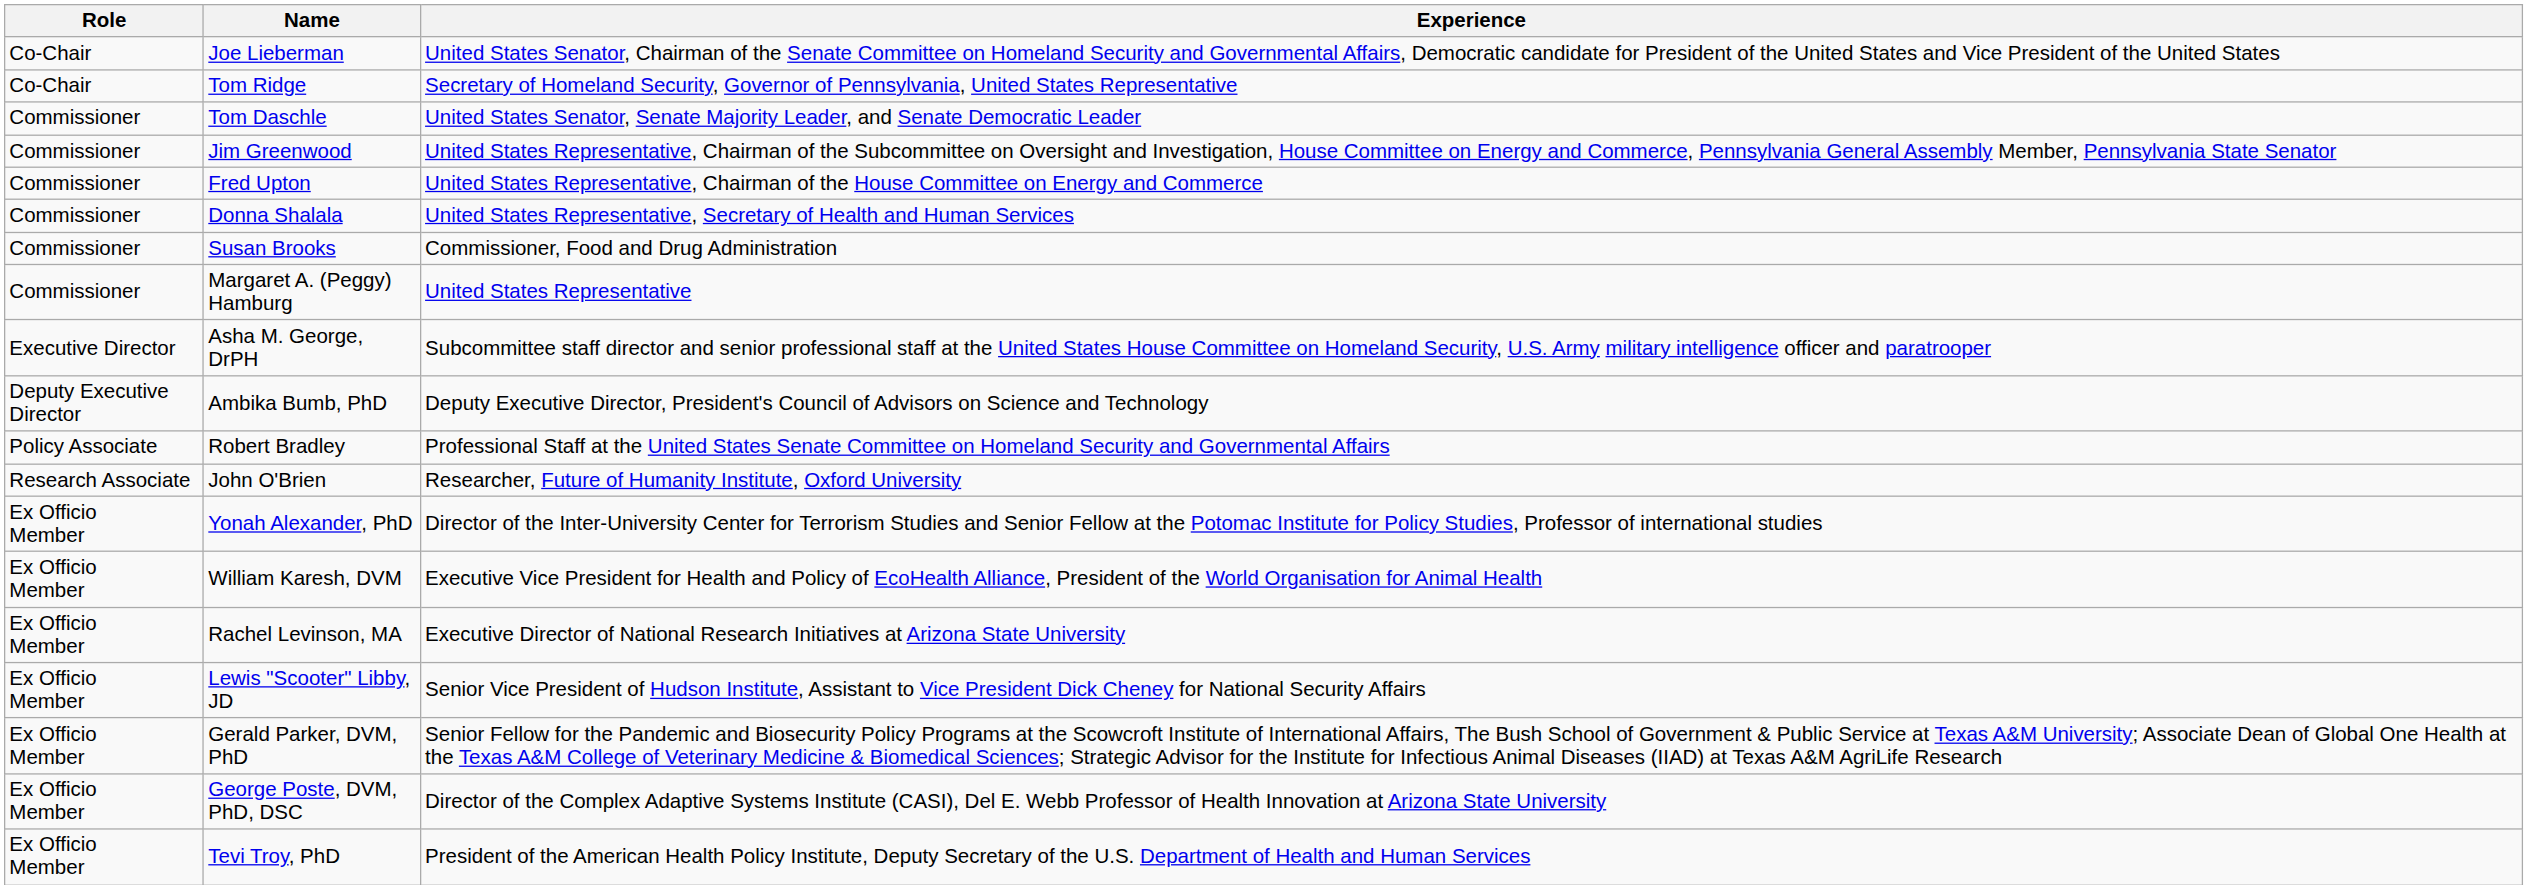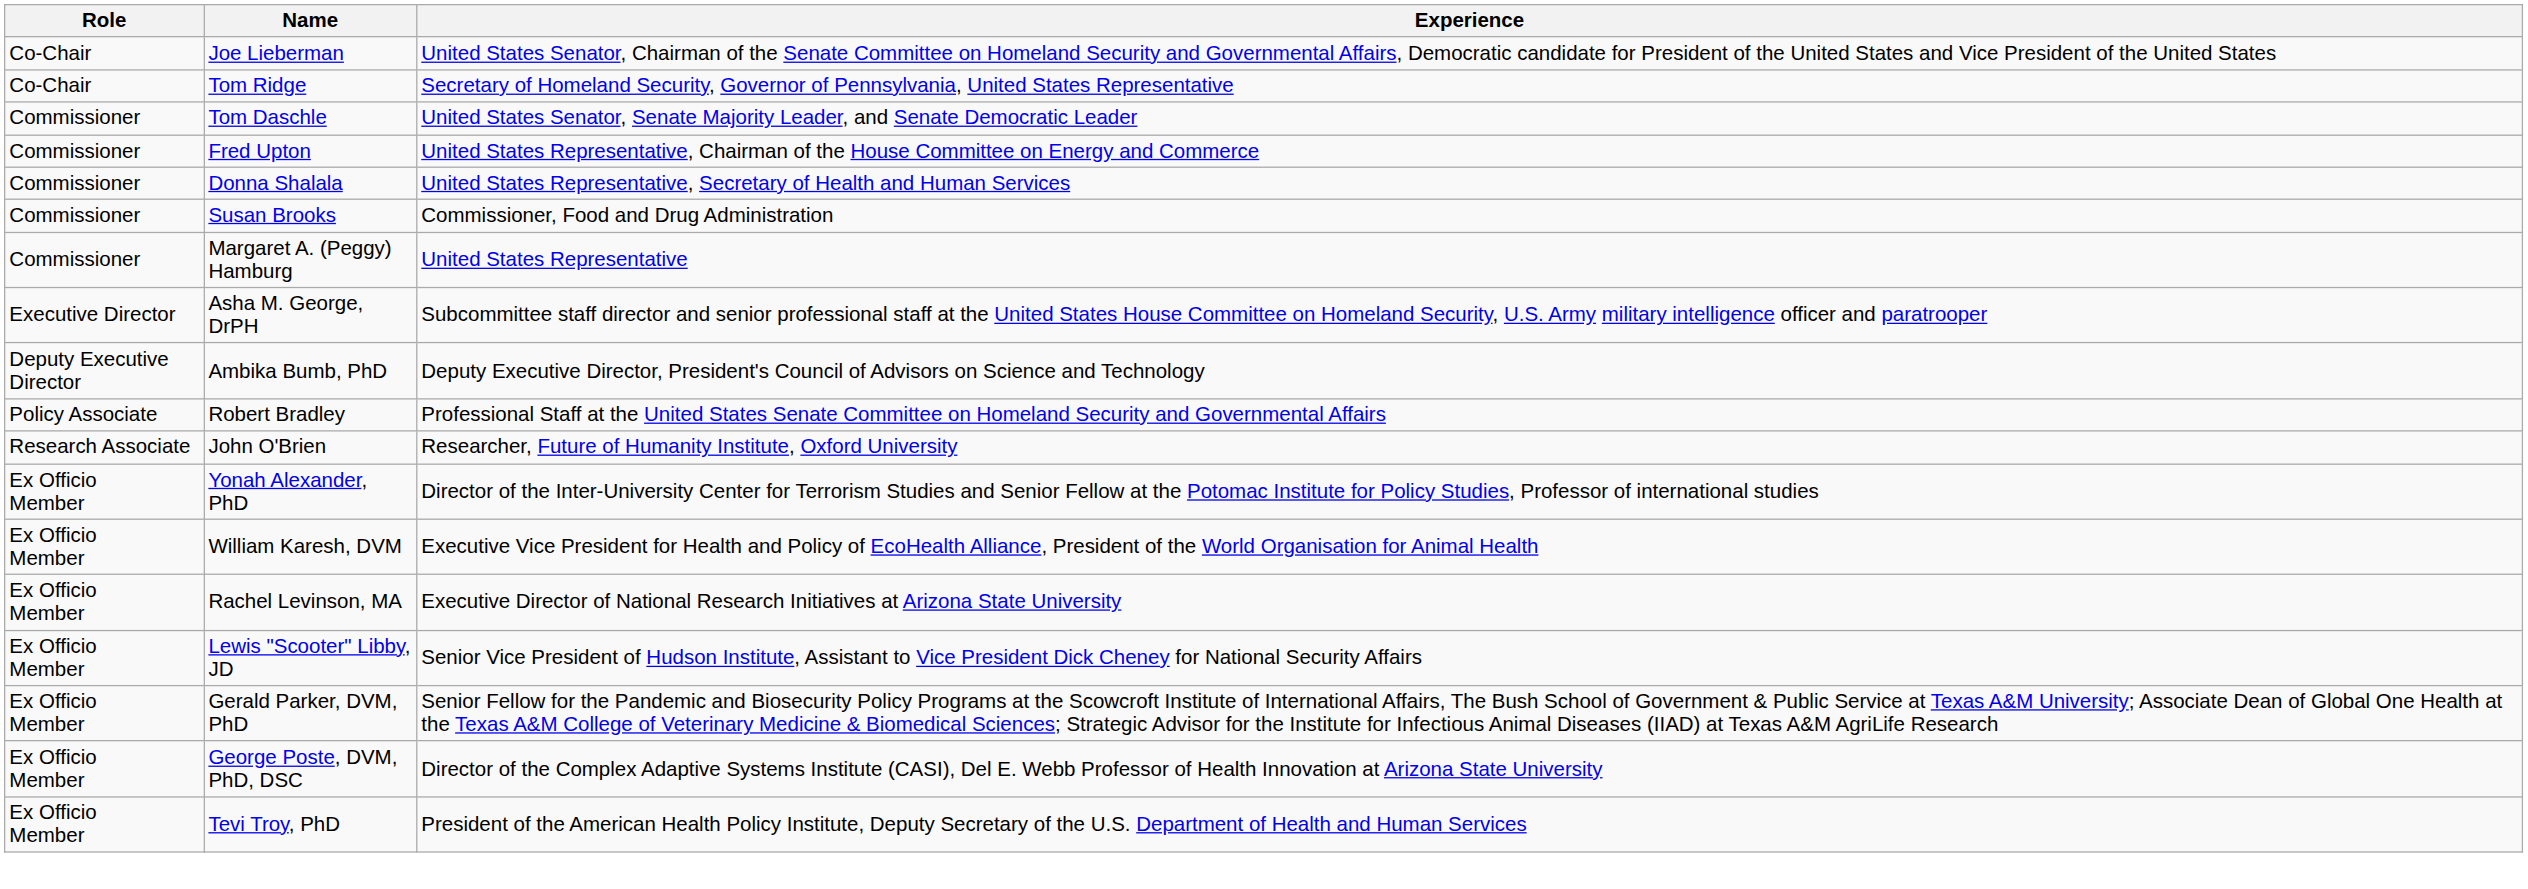- row: (280, 150)
